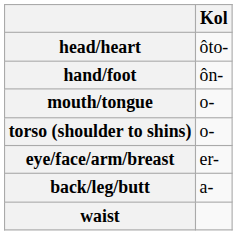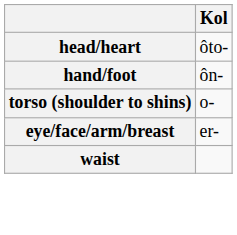- row: (100, 103)
- row: (100, 187)
